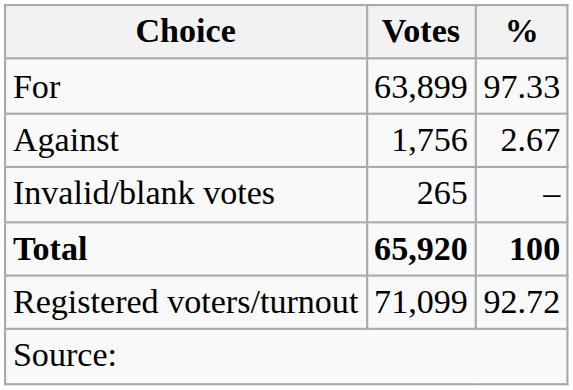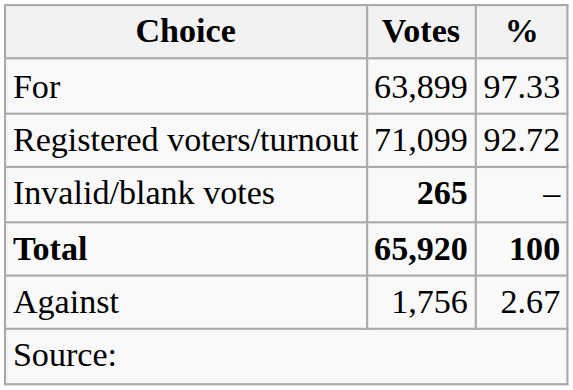rows swapped: (66, 139) <-> (186, 301)
(442, 193) normal -> (442, 193) bold
